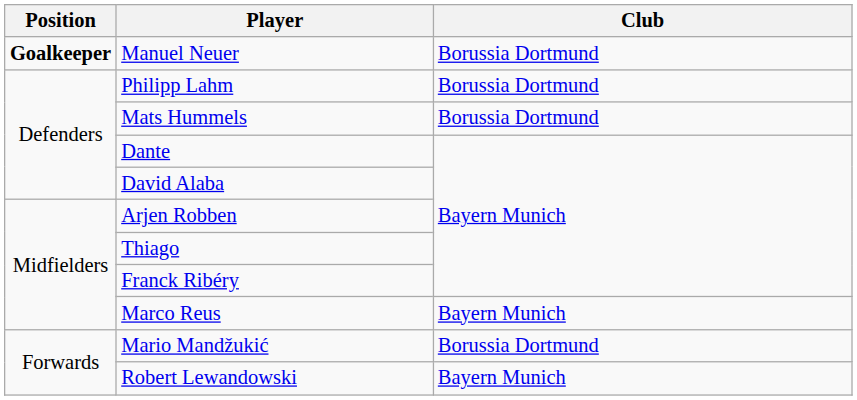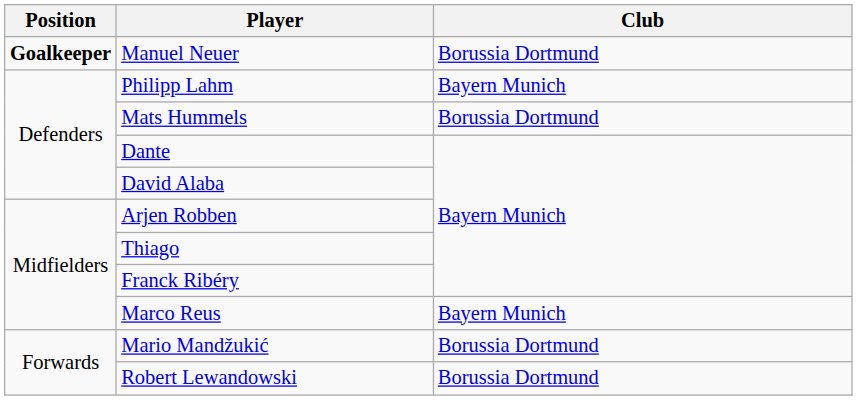(518, 85) Borussia Dortmund -> (502, 85) Bayern Munich
(502, 378) Bayern Munich -> (518, 378) Borussia Dortmund
